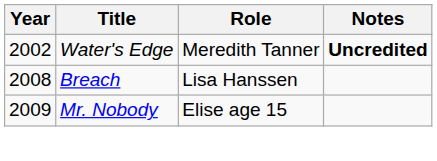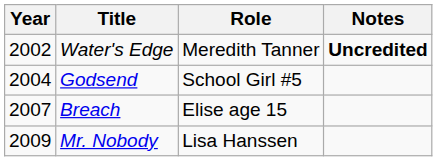+ row: (99, 79)
(30, 79) 2008 -> (30, 110) 2007
(240, 79) Lisa Hanssen -> (235, 110) Elise age 15
(235, 110) Elise age 15 -> (240, 140) Lisa Hanssen
